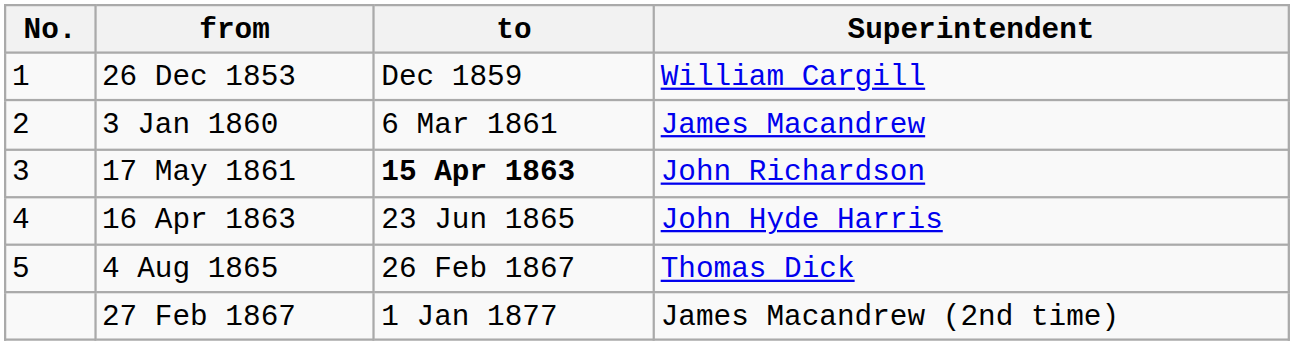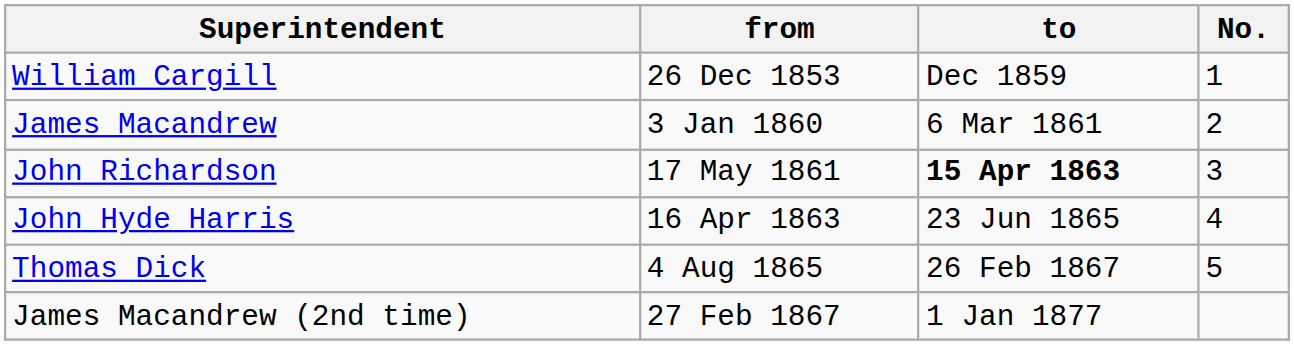columns swapped: (50, 29) <-> (971, 29)
